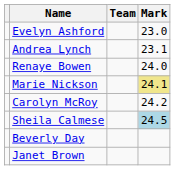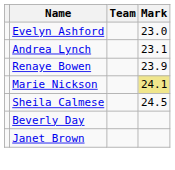(154, 67) 24.0 -> (154, 67) 23.9
- row: (55, 102)
(154, 120) lightblue background -> (154, 102) no background
